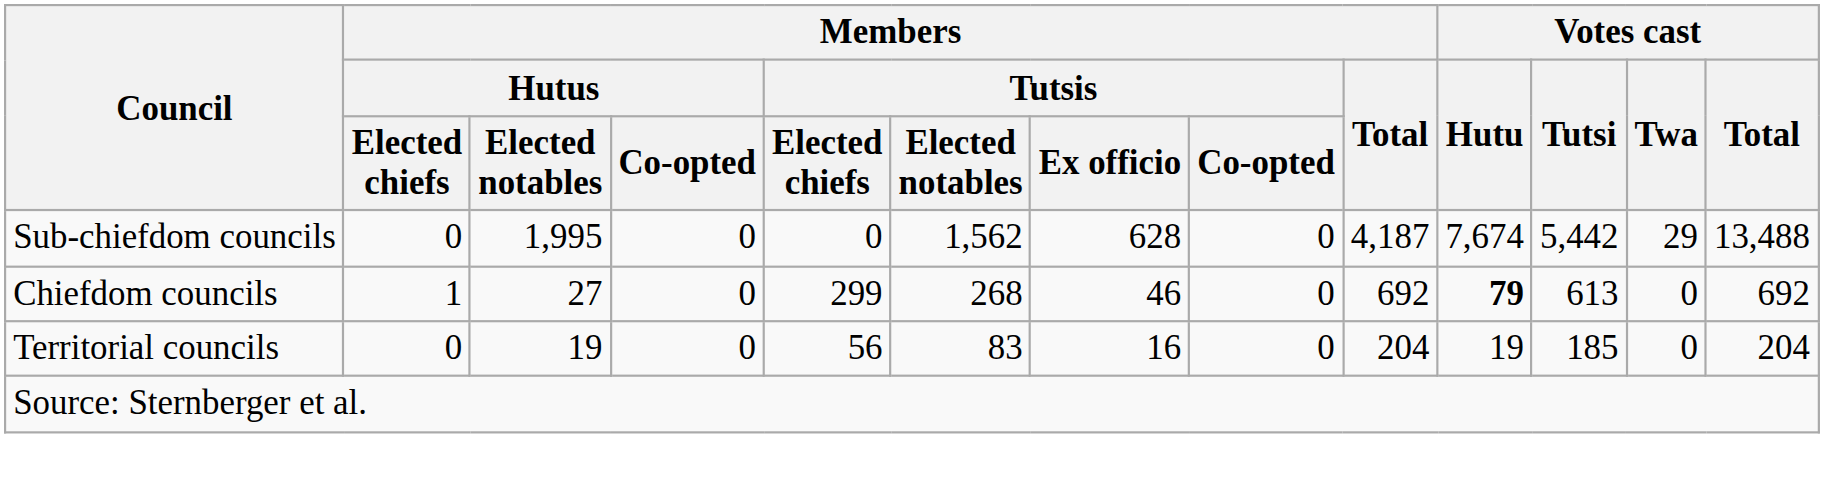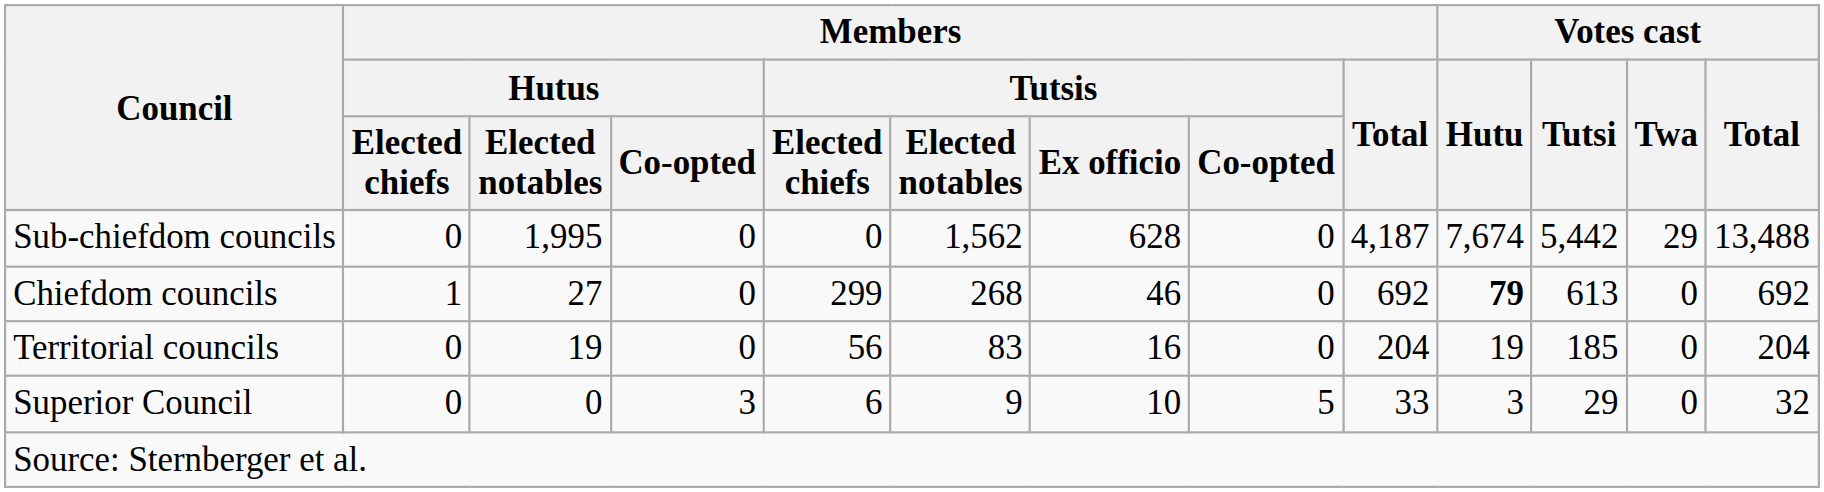+ row: (133, 403)
